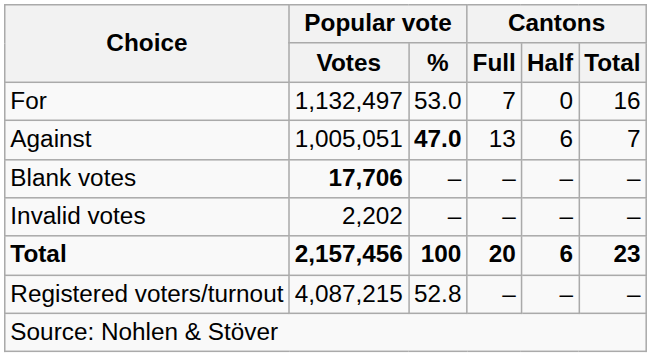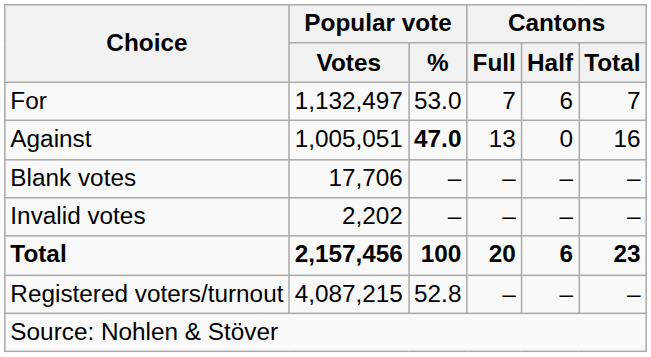(566, 100) 0 -> (566, 100) 6
(627, 100) 16 -> (634, 100) 7
(566, 139) 6 -> (566, 139) 0
(634, 139) 7 -> (627, 139) 16
(366, 178) bold -> (366, 178) normal
